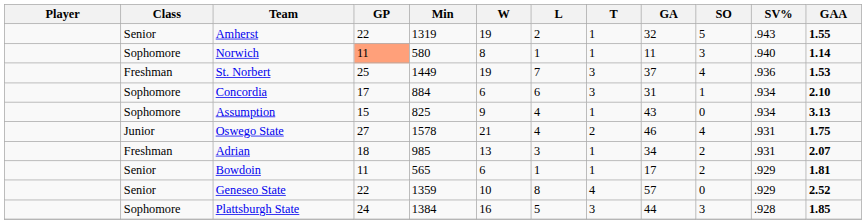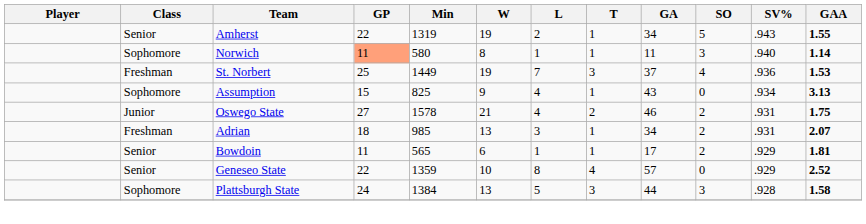(650, 33) 32 -> (650, 33) 34
- row: (241, 92)
(702, 131) 4 -> (702, 111) 2
(485, 209) 16 -> (485, 190) 13
(820, 209) 1.85 -> (820, 190) 1.58
